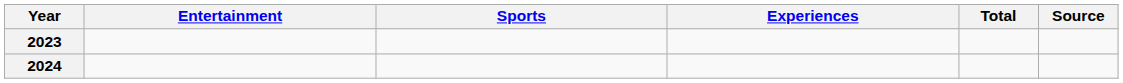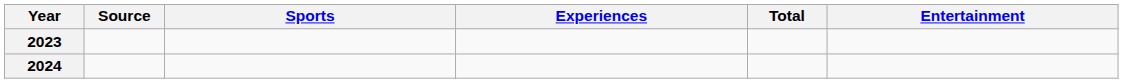columns swapped: (230, 16) <-> (1078, 16)
